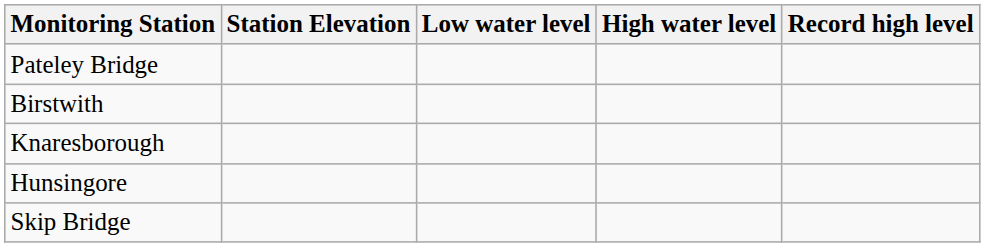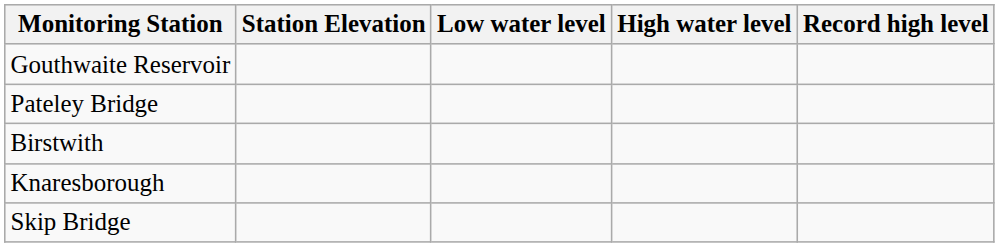+ row: (120, 63)
- row: (69, 182)
